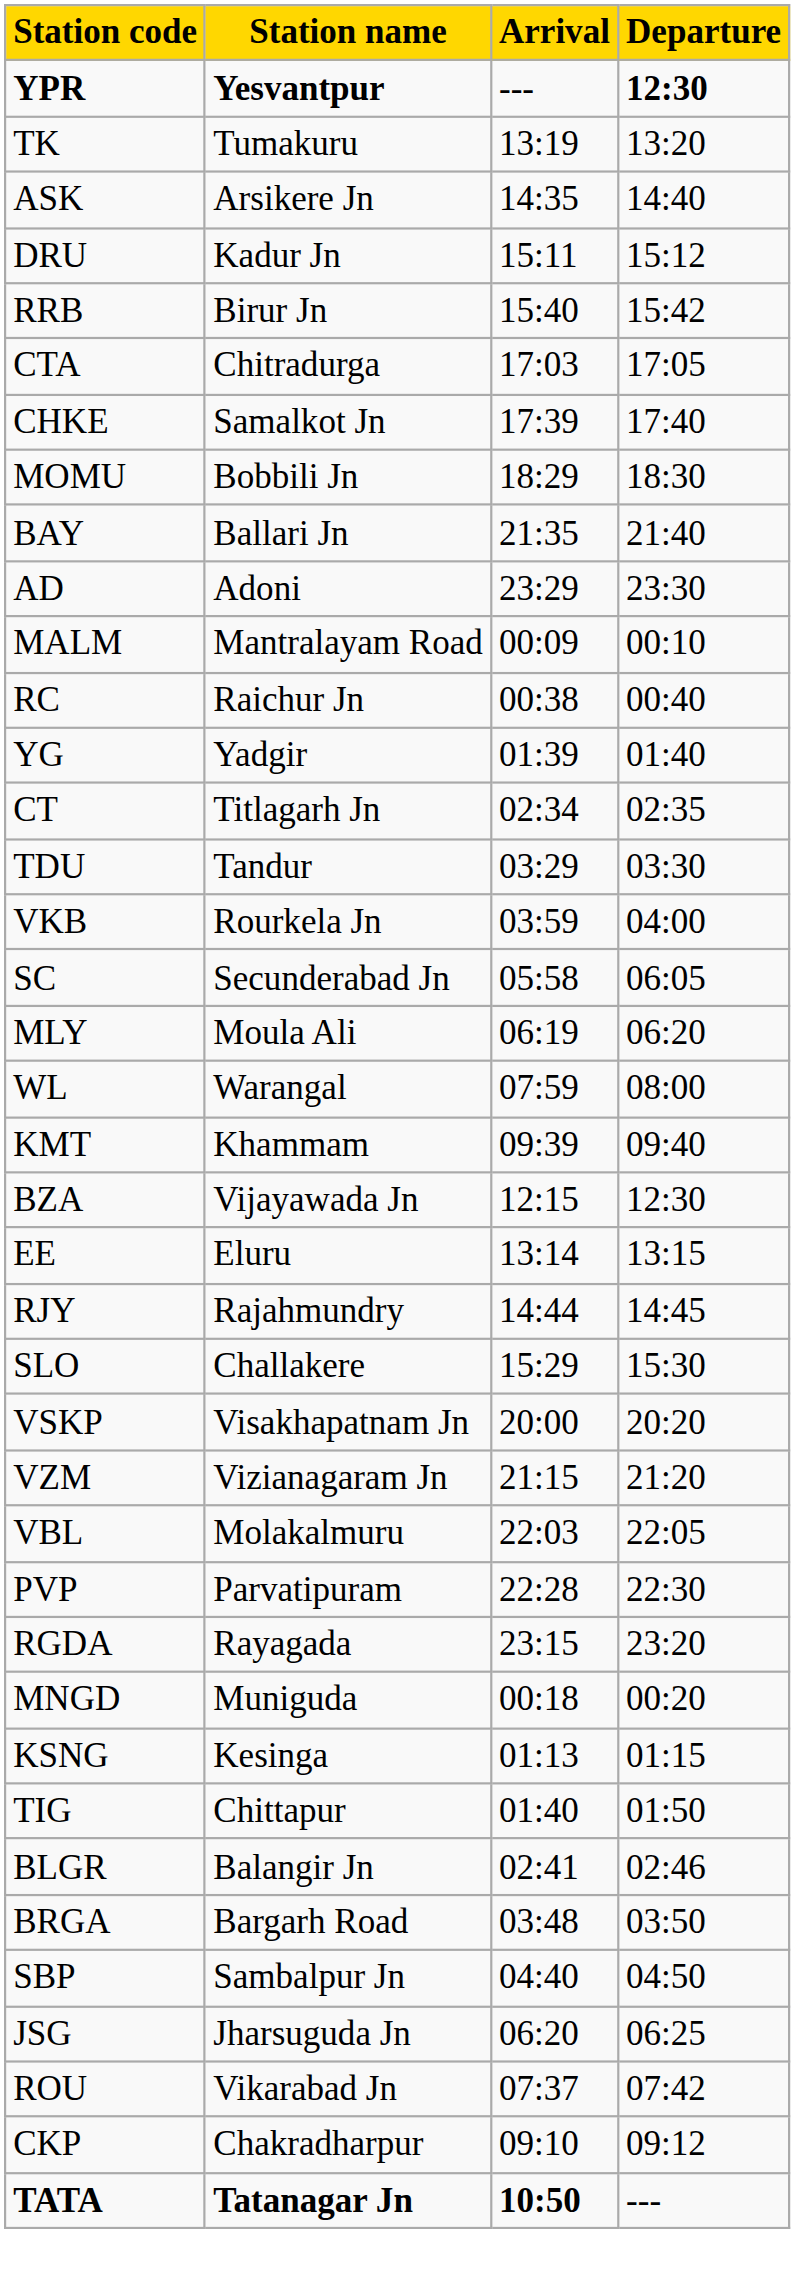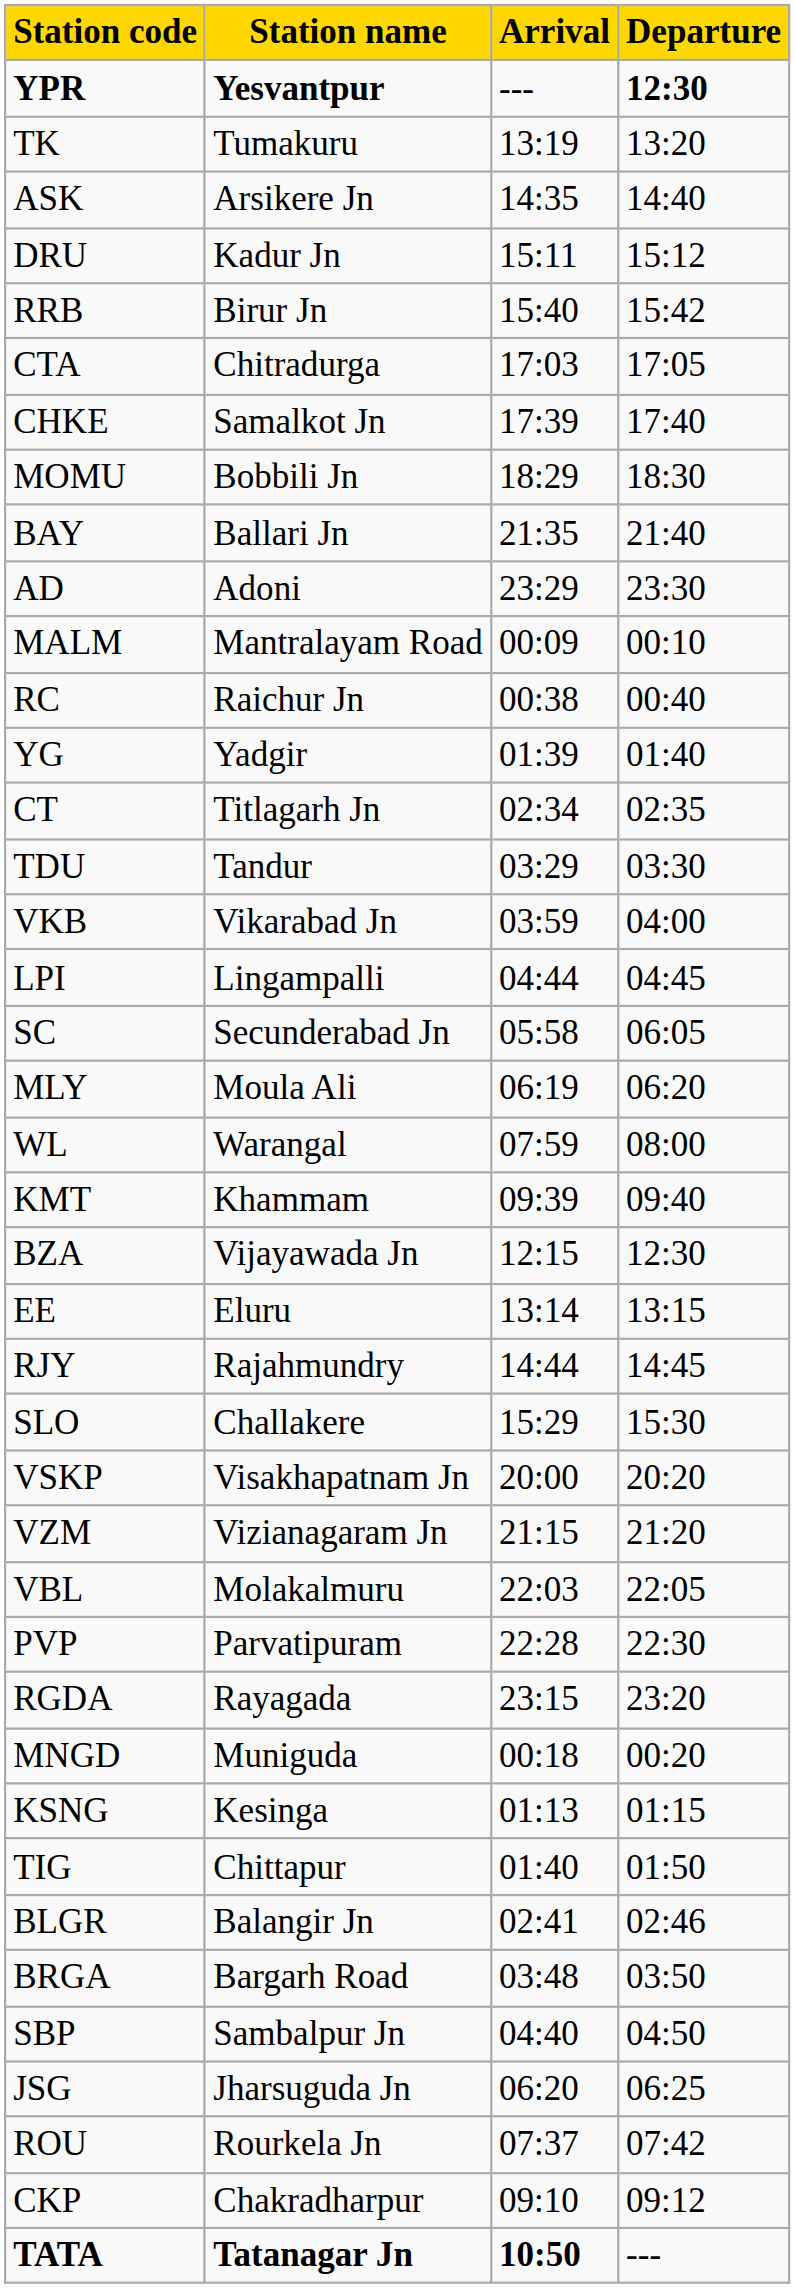(297, 921) Rourkela Jn -> (305, 921) Vikarabad Jn
+ row: (39, 976)
(305, 2088) Vikarabad Jn -> (297, 2143) Rourkela Jn
